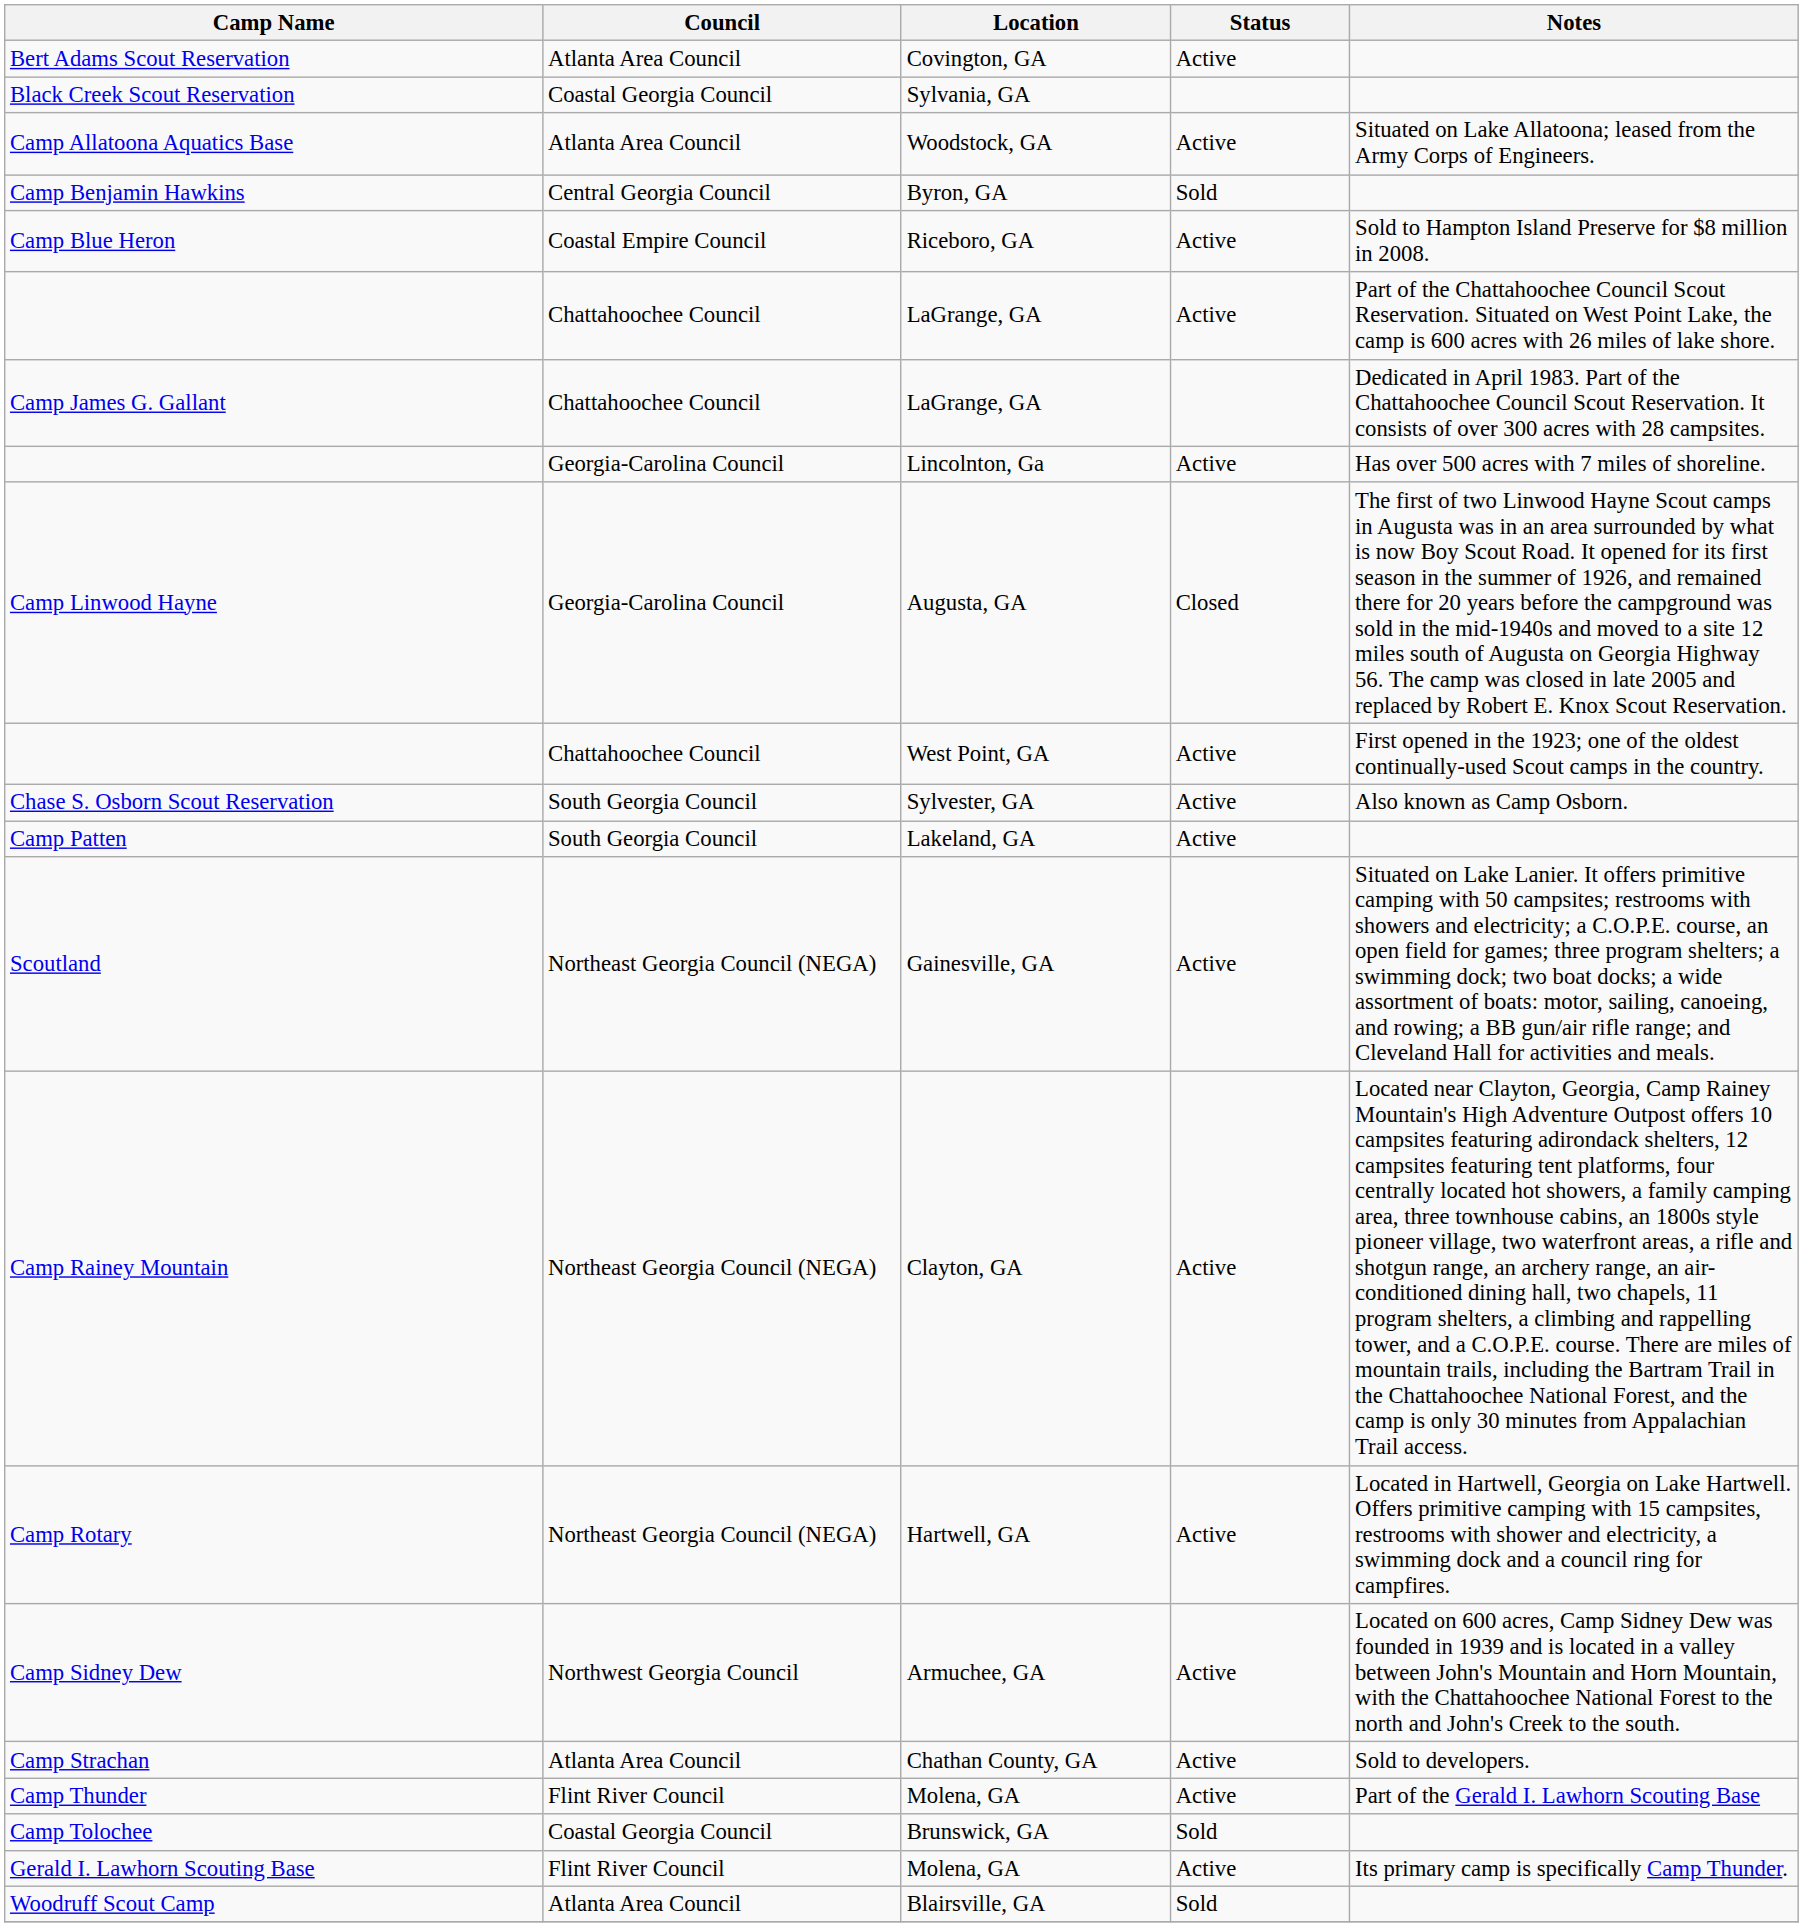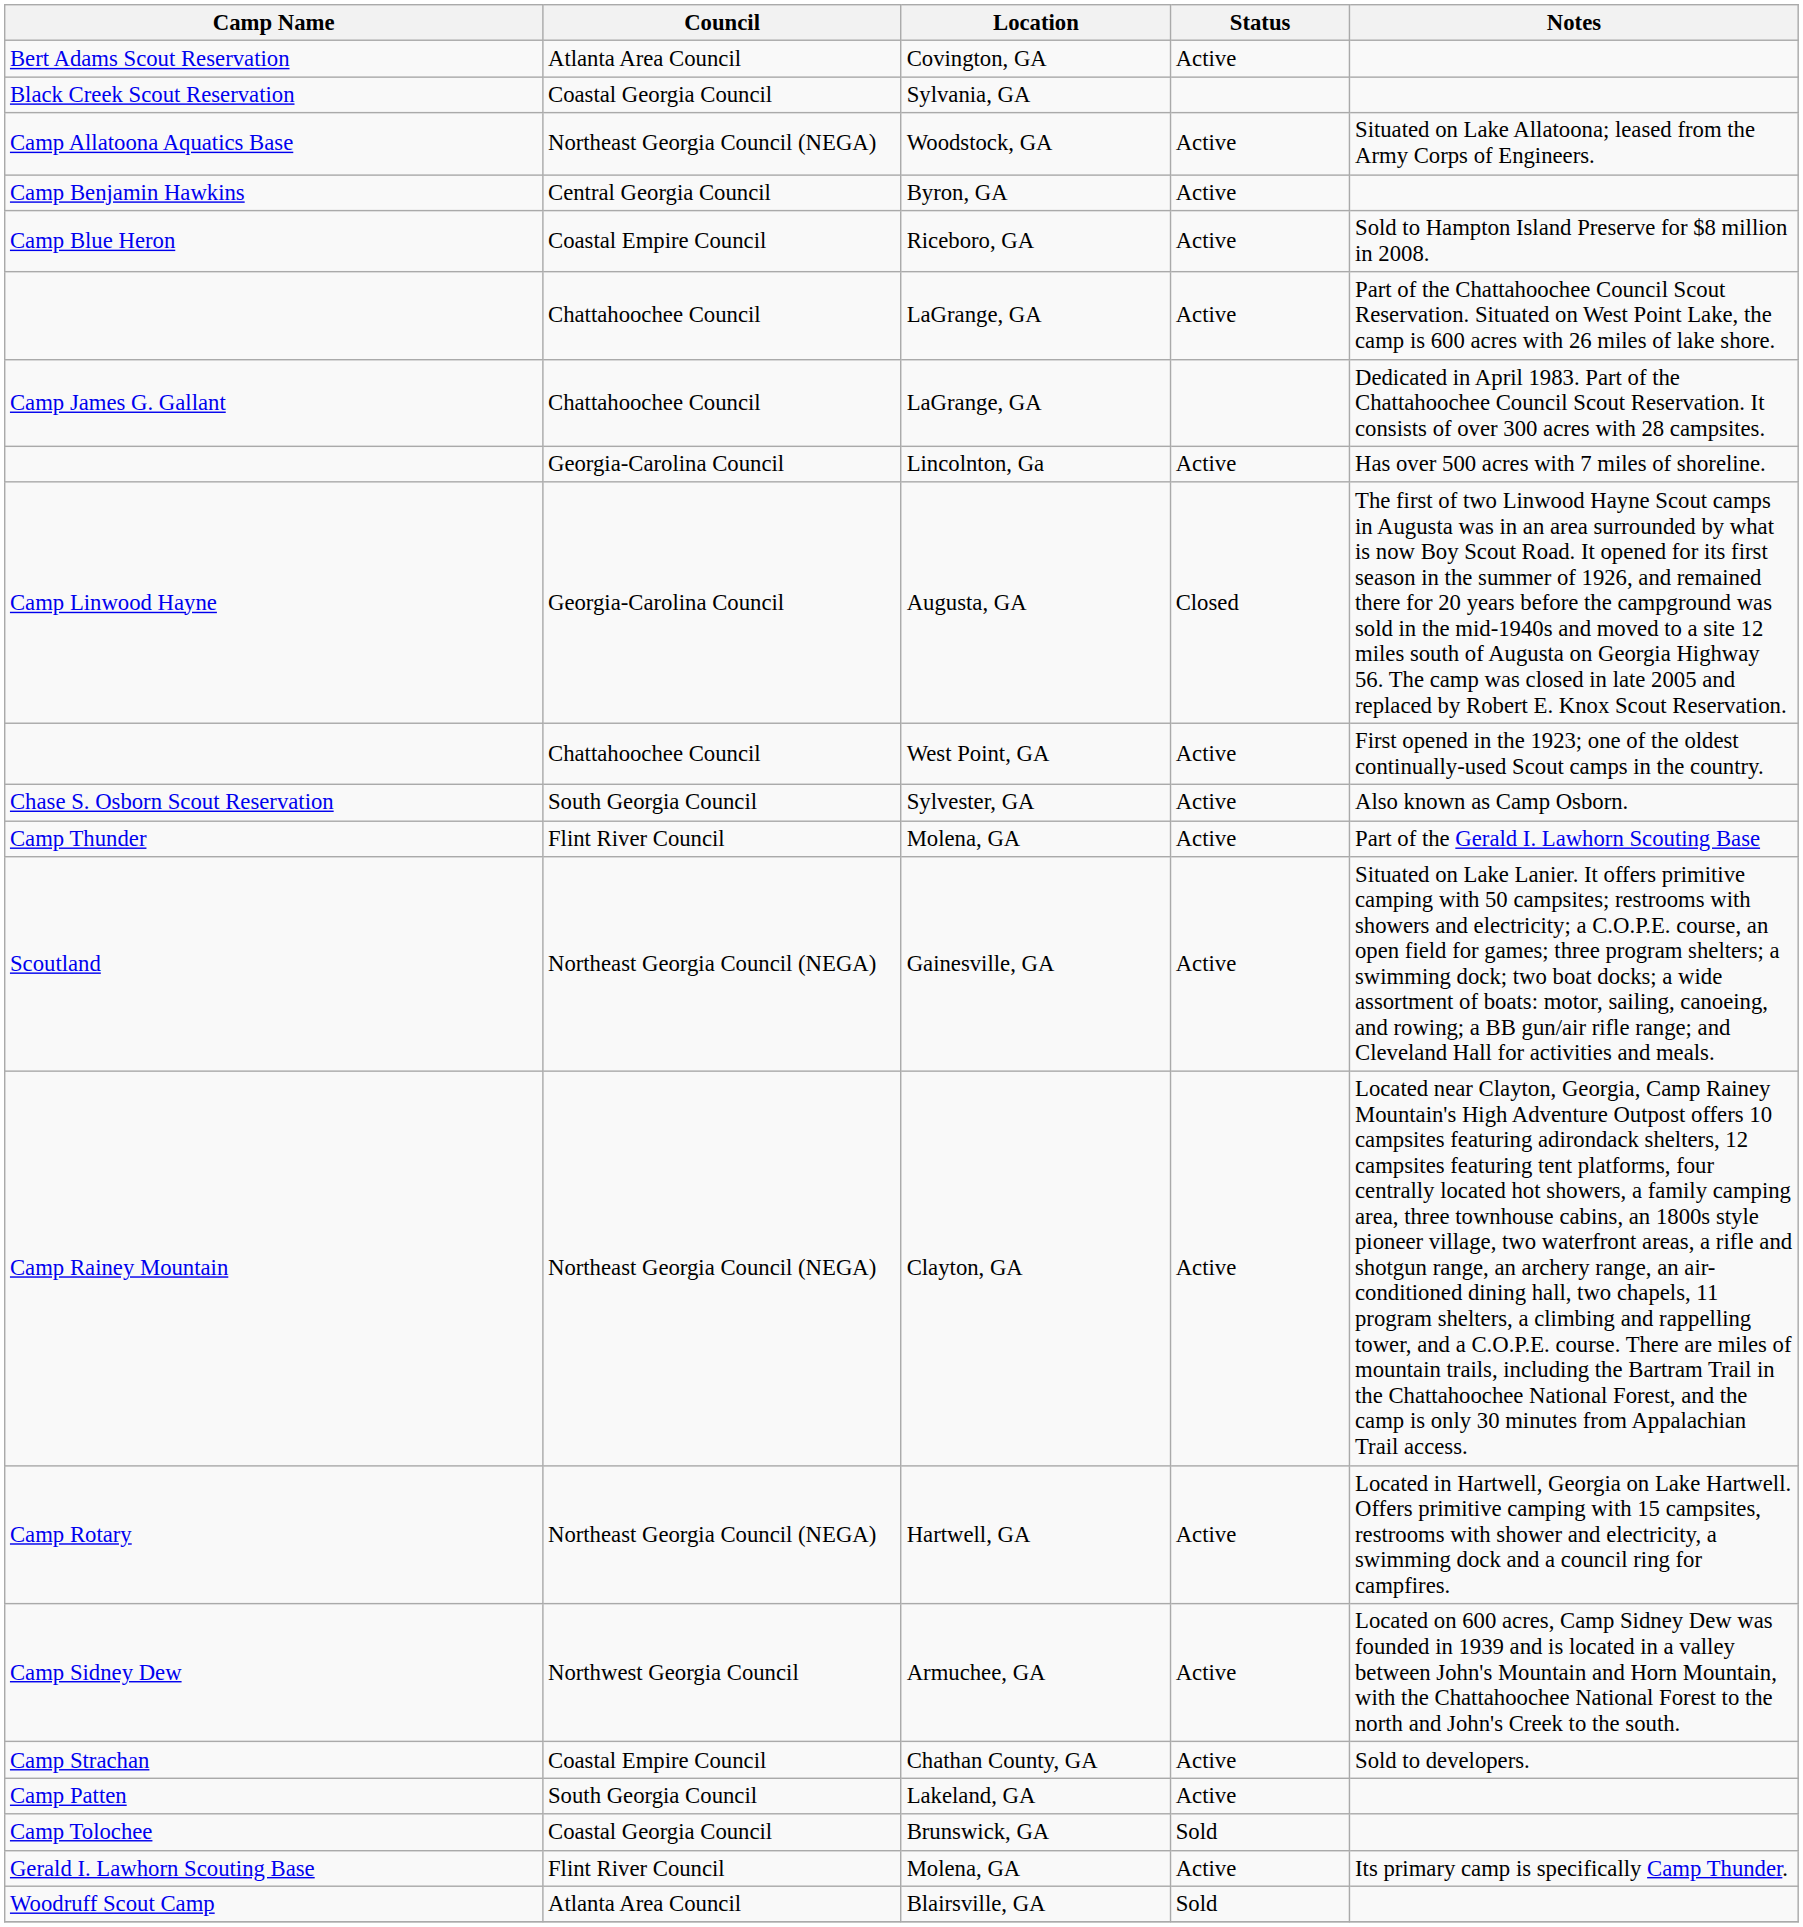(645, 143) Atlanta Area Council -> (712, 143) Northeast Georgia Council (NEGA)
(1196, 192) Sold -> (1206, 192) Active
rows swapped: (68, 838) <-> (78, 1795)
(645, 1759) Atlanta Area Council -> (657, 1759) Coastal Empire Council
